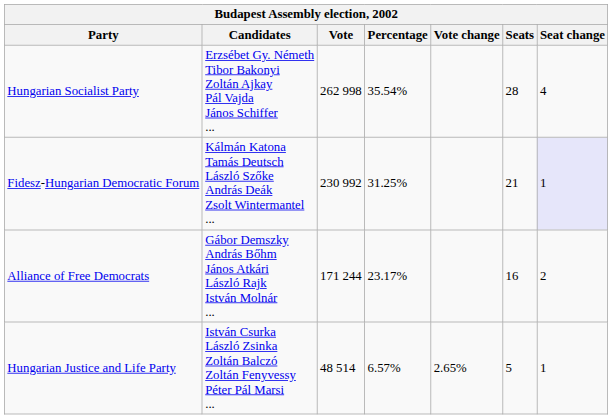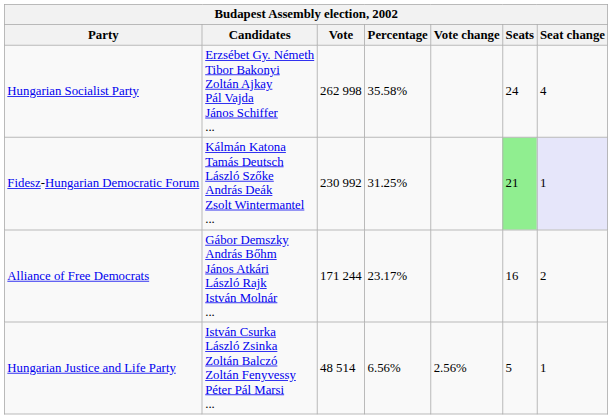(387, 91) 35.54% -> (387, 91) 35.58%
(512, 91) 28 -> (512, 91) 24
(512, 183) no background -> (512, 183) lightgreen background
(384, 368) 6.57% -> (384, 368) 6.56%
(450, 368) 2.65% -> (450, 368) 2.56%
